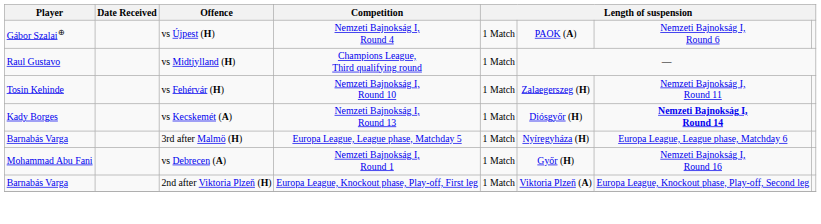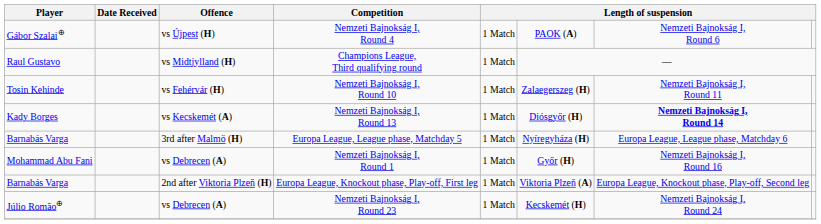+ row: (377, 204)
